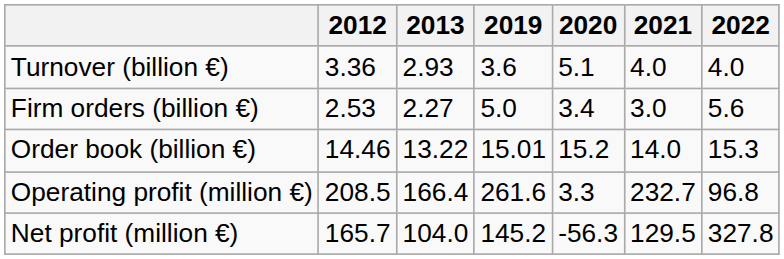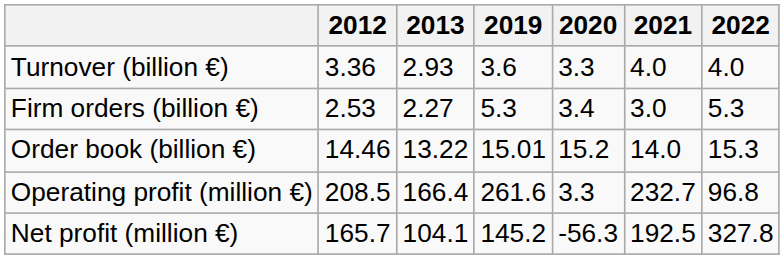(576, 66) 5.1 -> (576, 66) 3.3
(499, 108) 5.0 -> (499, 108) 5.3
(726, 108) 5.6 -> (726, 108) 5.3
(435, 233) 104.0 -> (435, 233) 104.1
(663, 233) 129.5 -> (663, 233) 192.5
